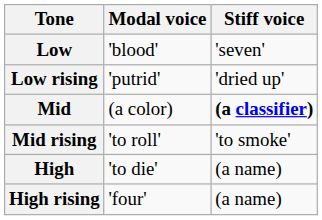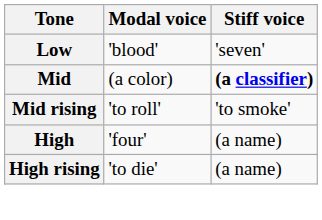- row: (54, 79)
(133, 169) 'to die' -> (128, 139) 'four'
(128, 199) 'four' -> (133, 169) 'to die'
